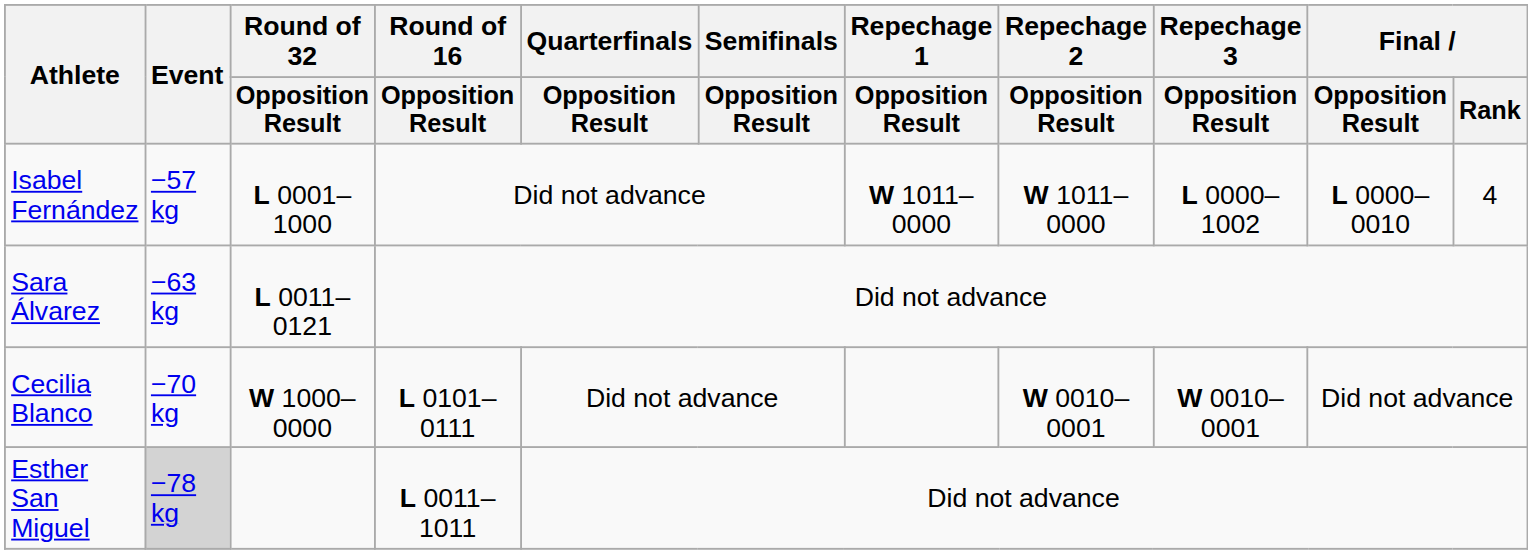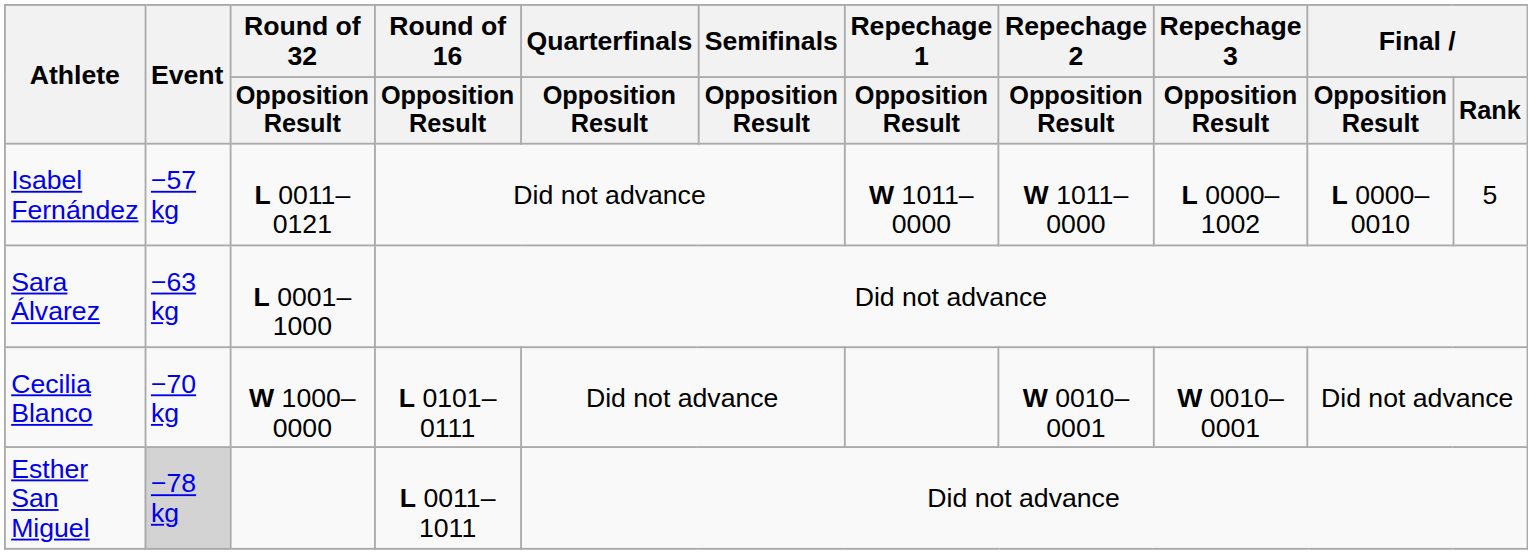(302, 210) L 0001–1000 -> (302, 210) L 0011–0121
(1490, 195) 4 -> (1490, 195) 5
(302, 311) L 0011–0121 -> (302, 311) L 0001–1000
